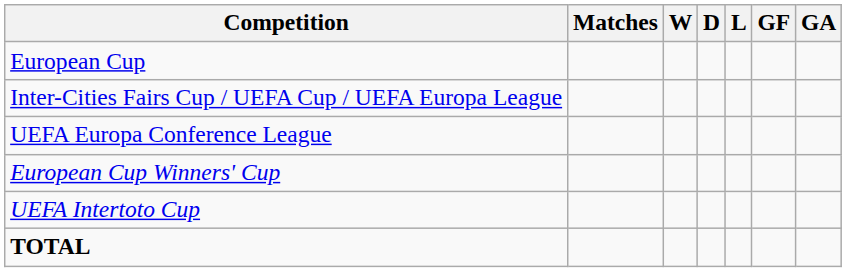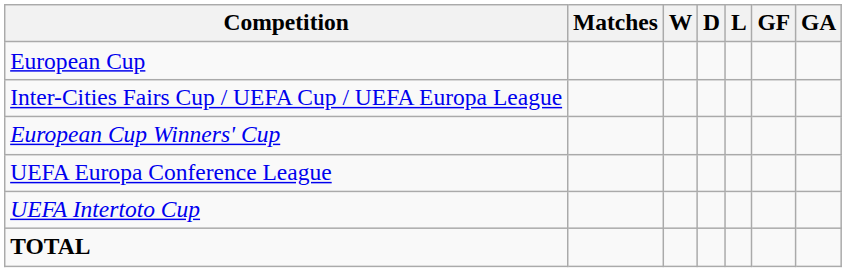rows swapped: (171, 135) <-> (145, 172)
